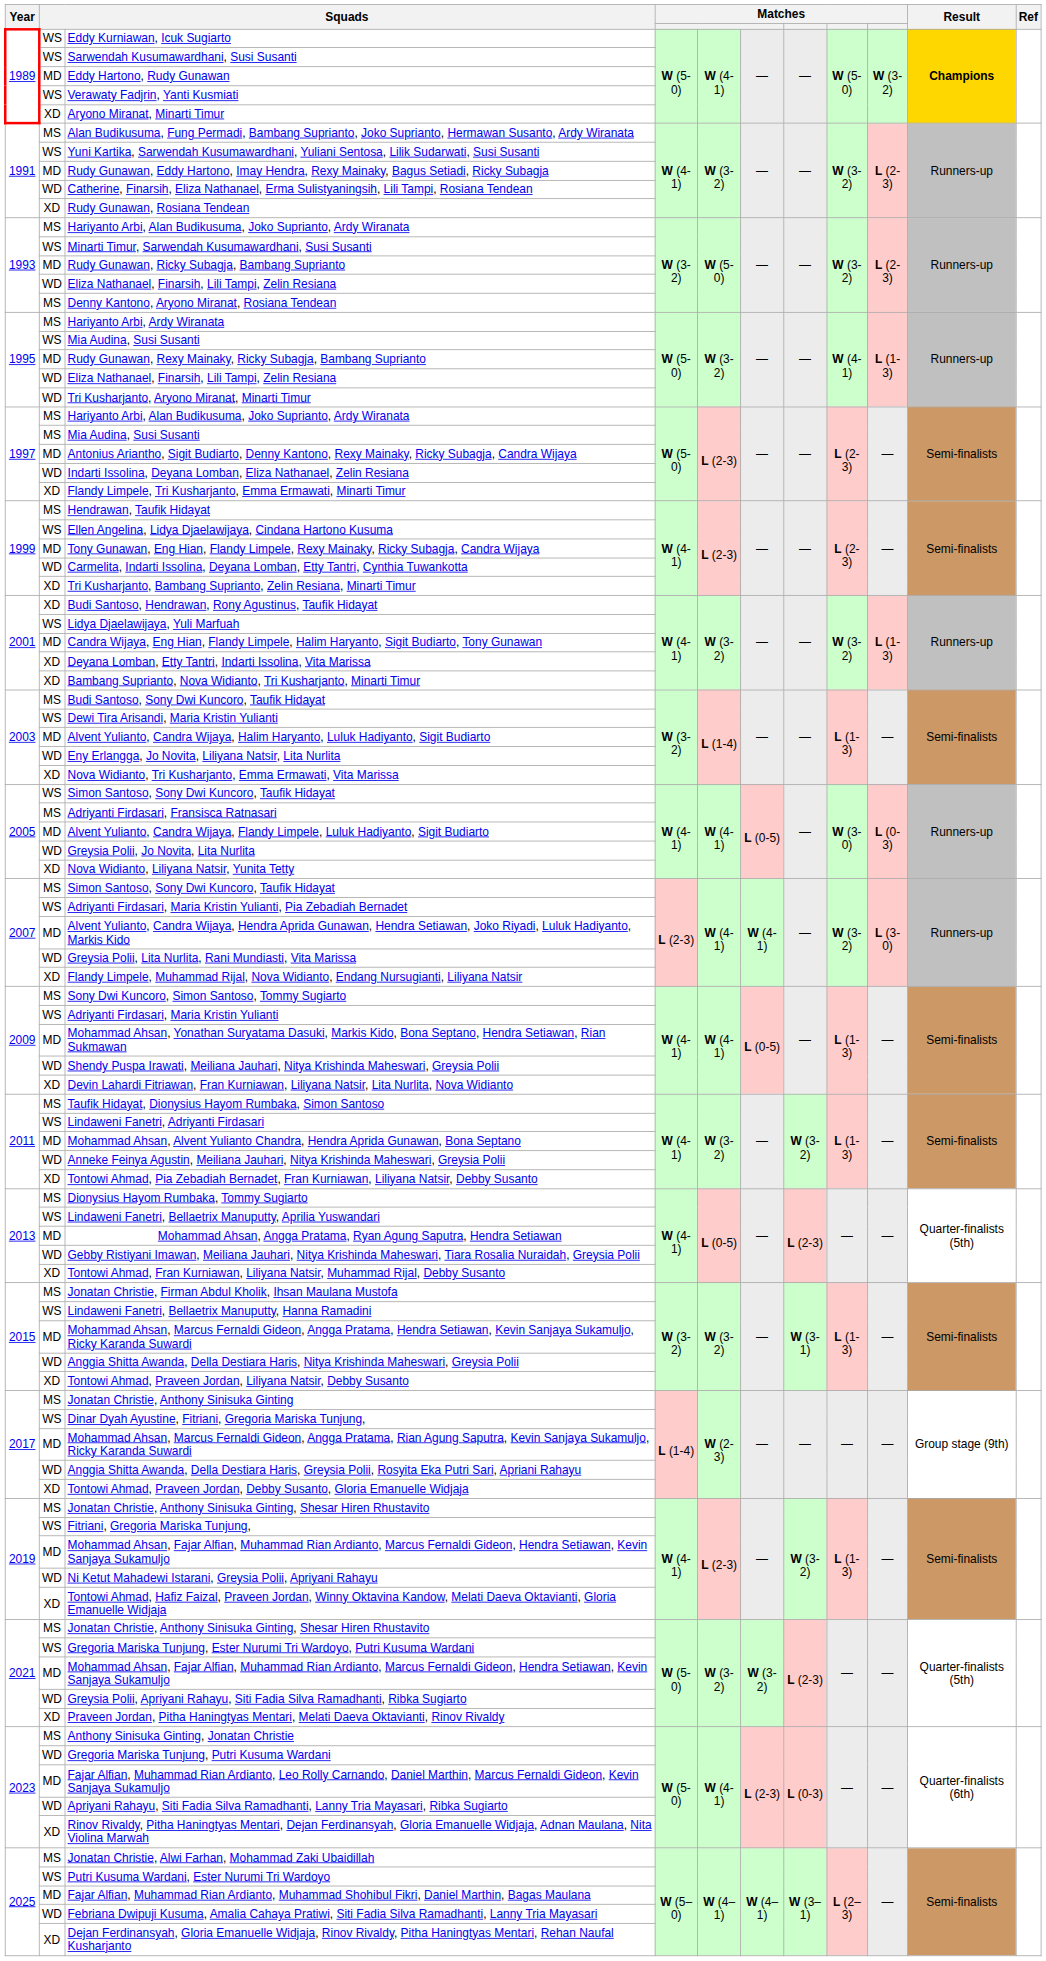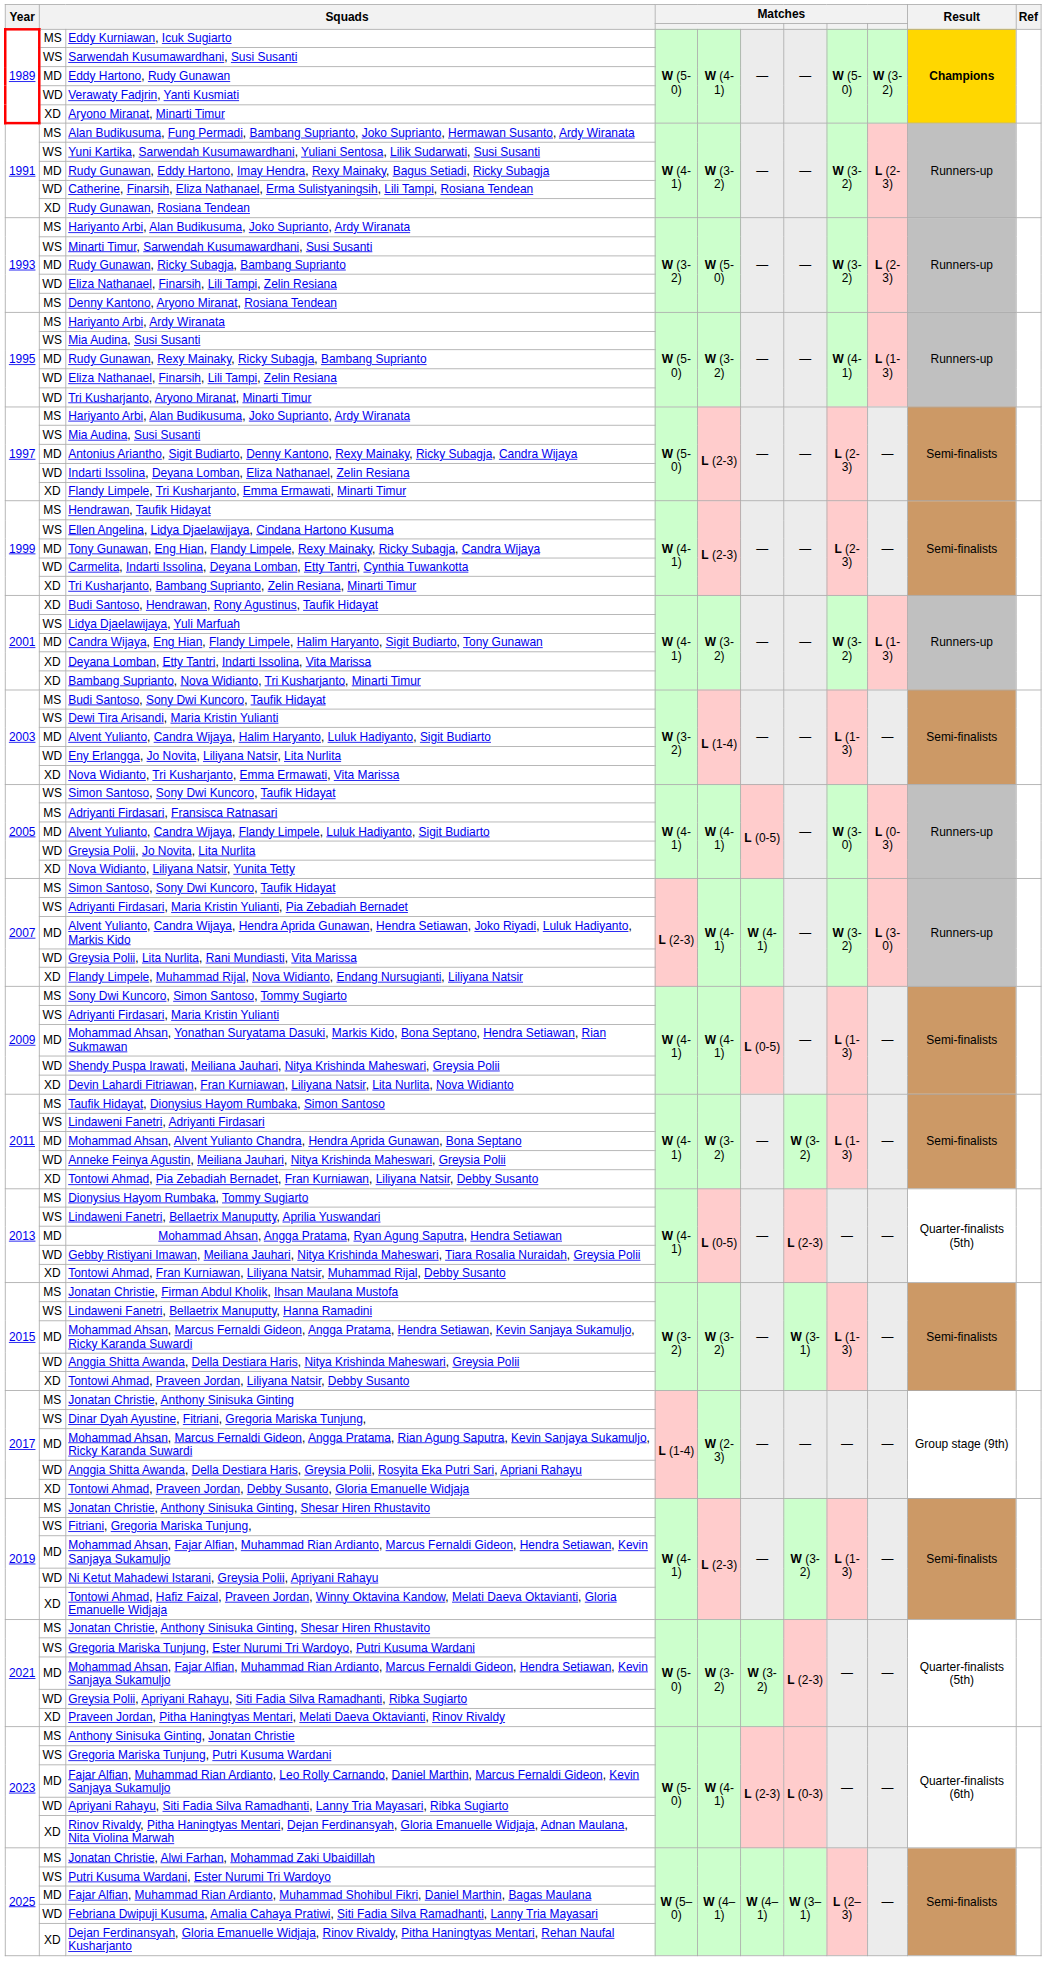(52, 39) WS -> (53, 39) MS
(52, 95) WS -> (53, 95) WD
(52, 435) MS -> (52, 435) WS
(52, 1756) WD -> (52, 1756) WS
